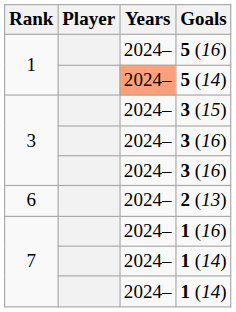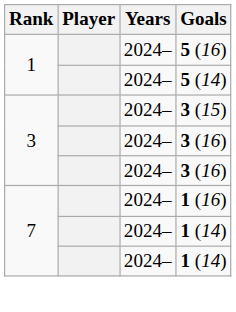(148, 79) lightsalmon background -> (148, 79) no background
- row: (31, 200)
